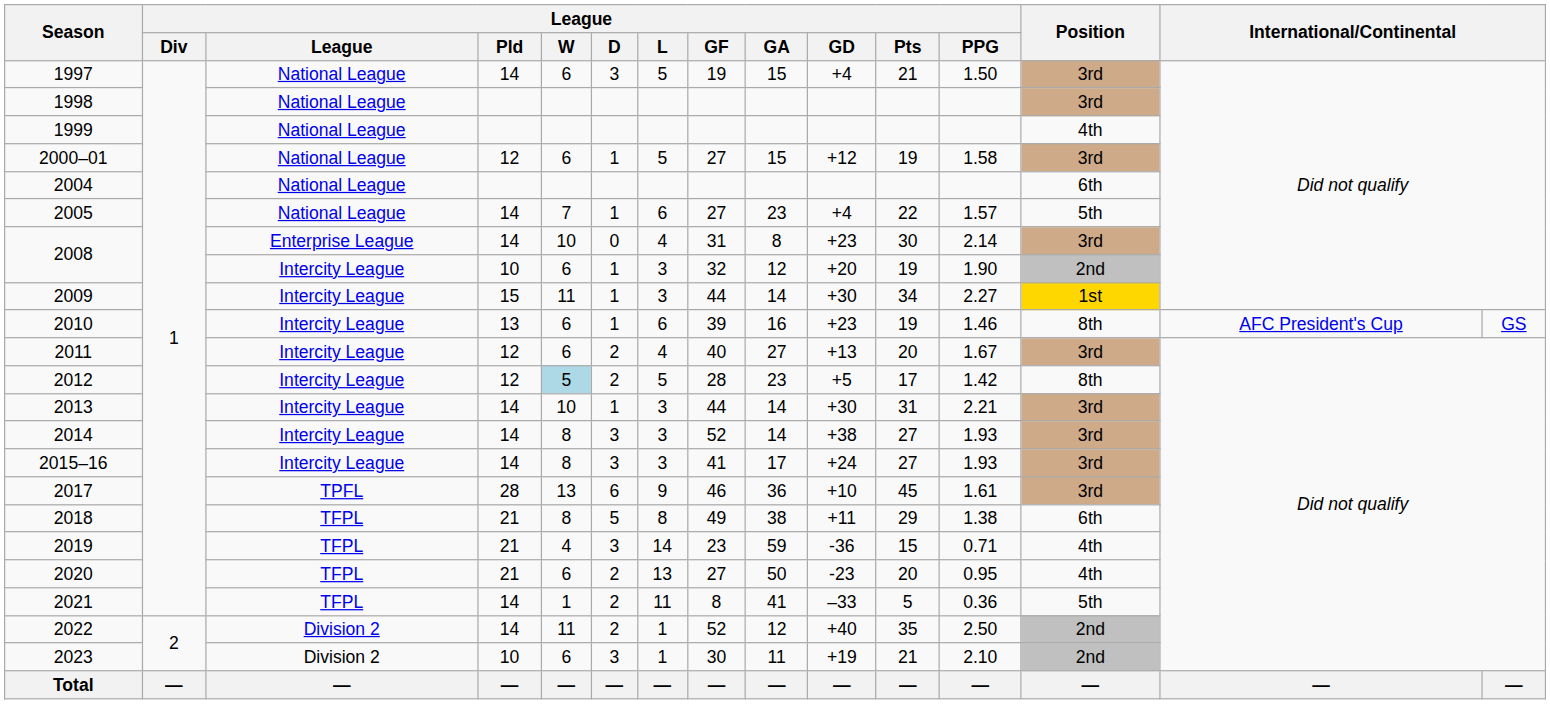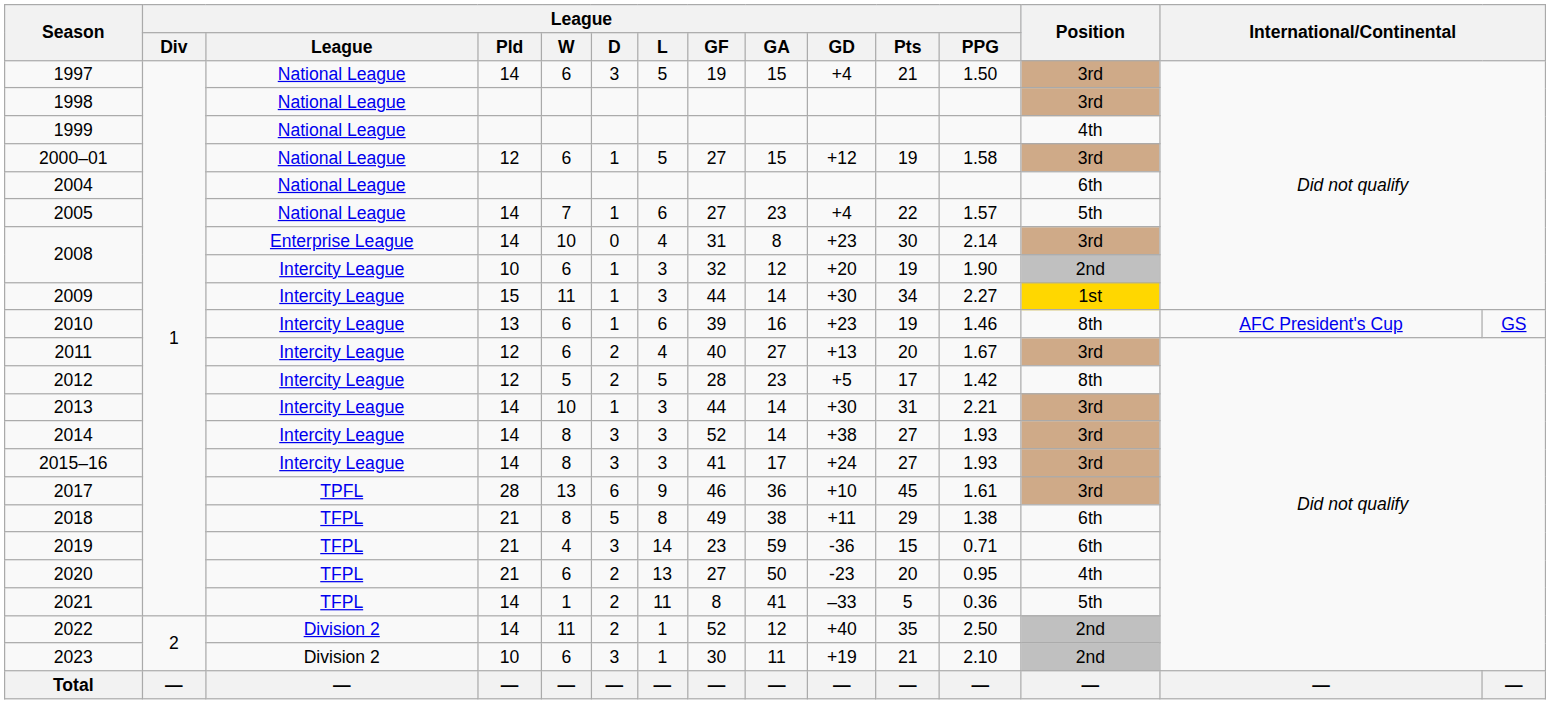(566, 380) lightblue background -> (566, 380) no background
(1090, 546) 4th -> (1090, 546) 6th
